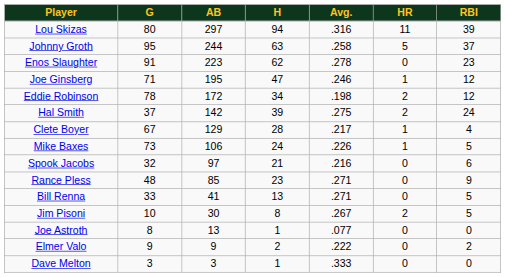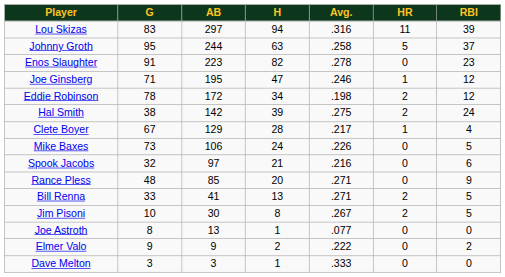(150, 29) 80 -> (150, 29) 83
(277, 63) 62 -> (277, 63) 82
(150, 113) 37 -> (150, 113) 38
(405, 146) 1 -> (405, 146) 0
(277, 180) 23 -> (277, 180) 20
(405, 197) 0 -> (405, 197) 2
